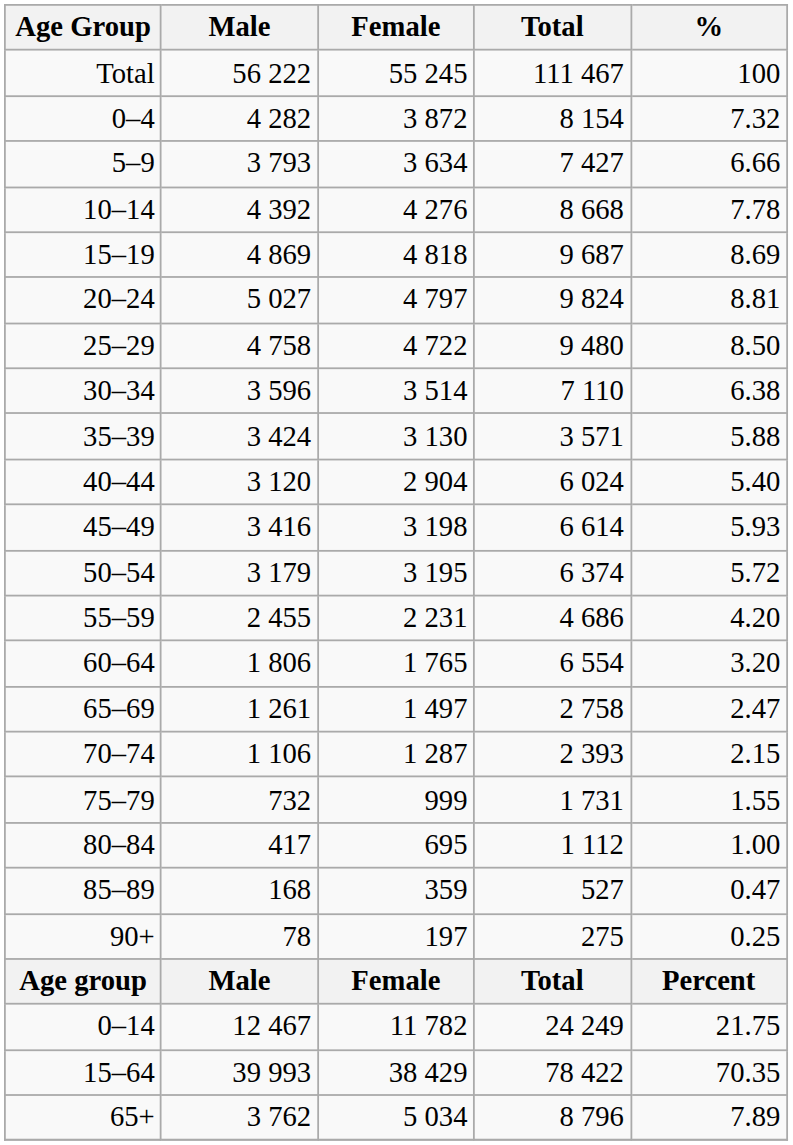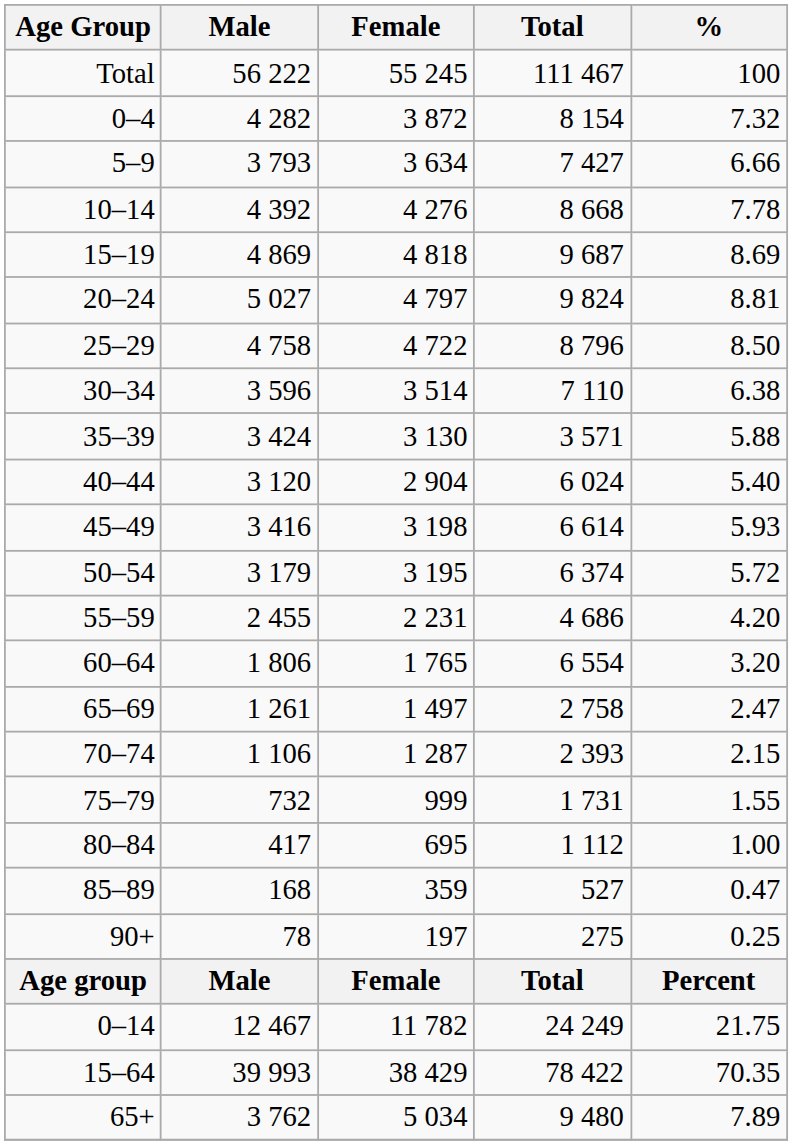(592, 345) 9 480 -> (592, 345) 8 796
(592, 1117) 8 796 -> (592, 1117) 9 480
